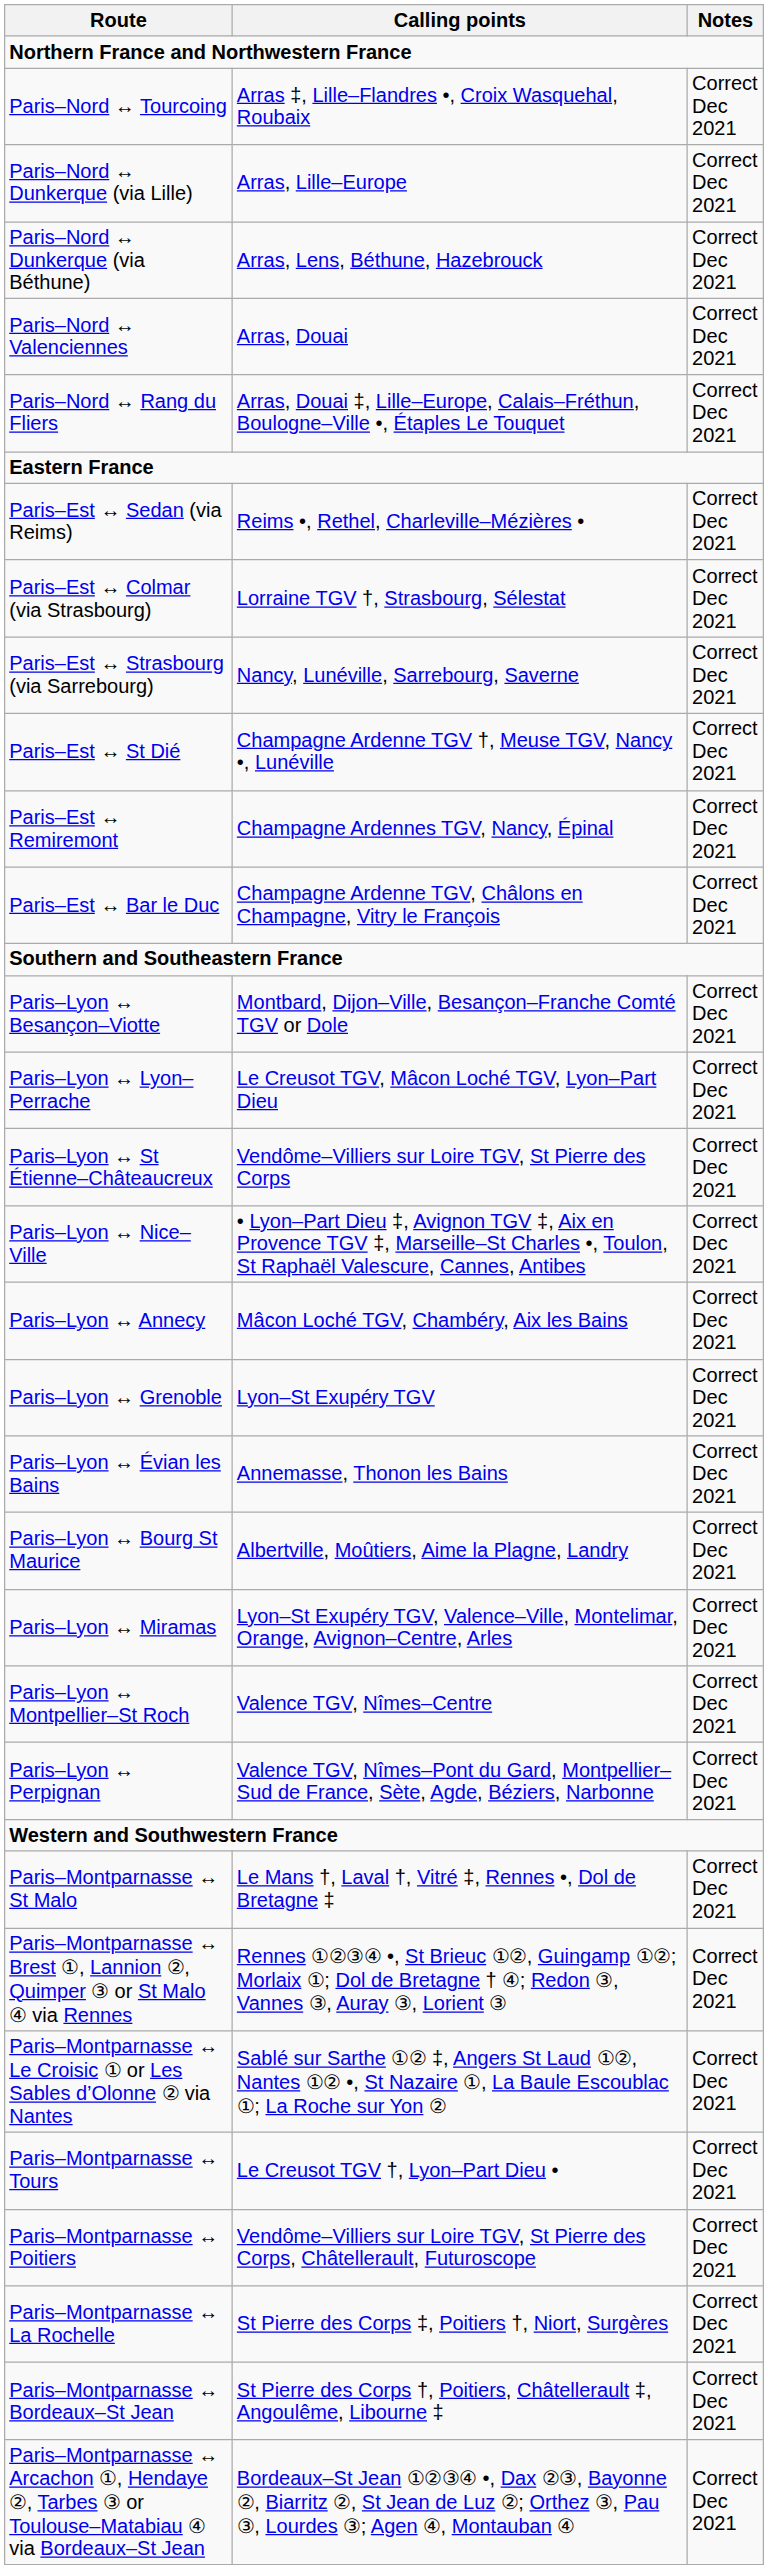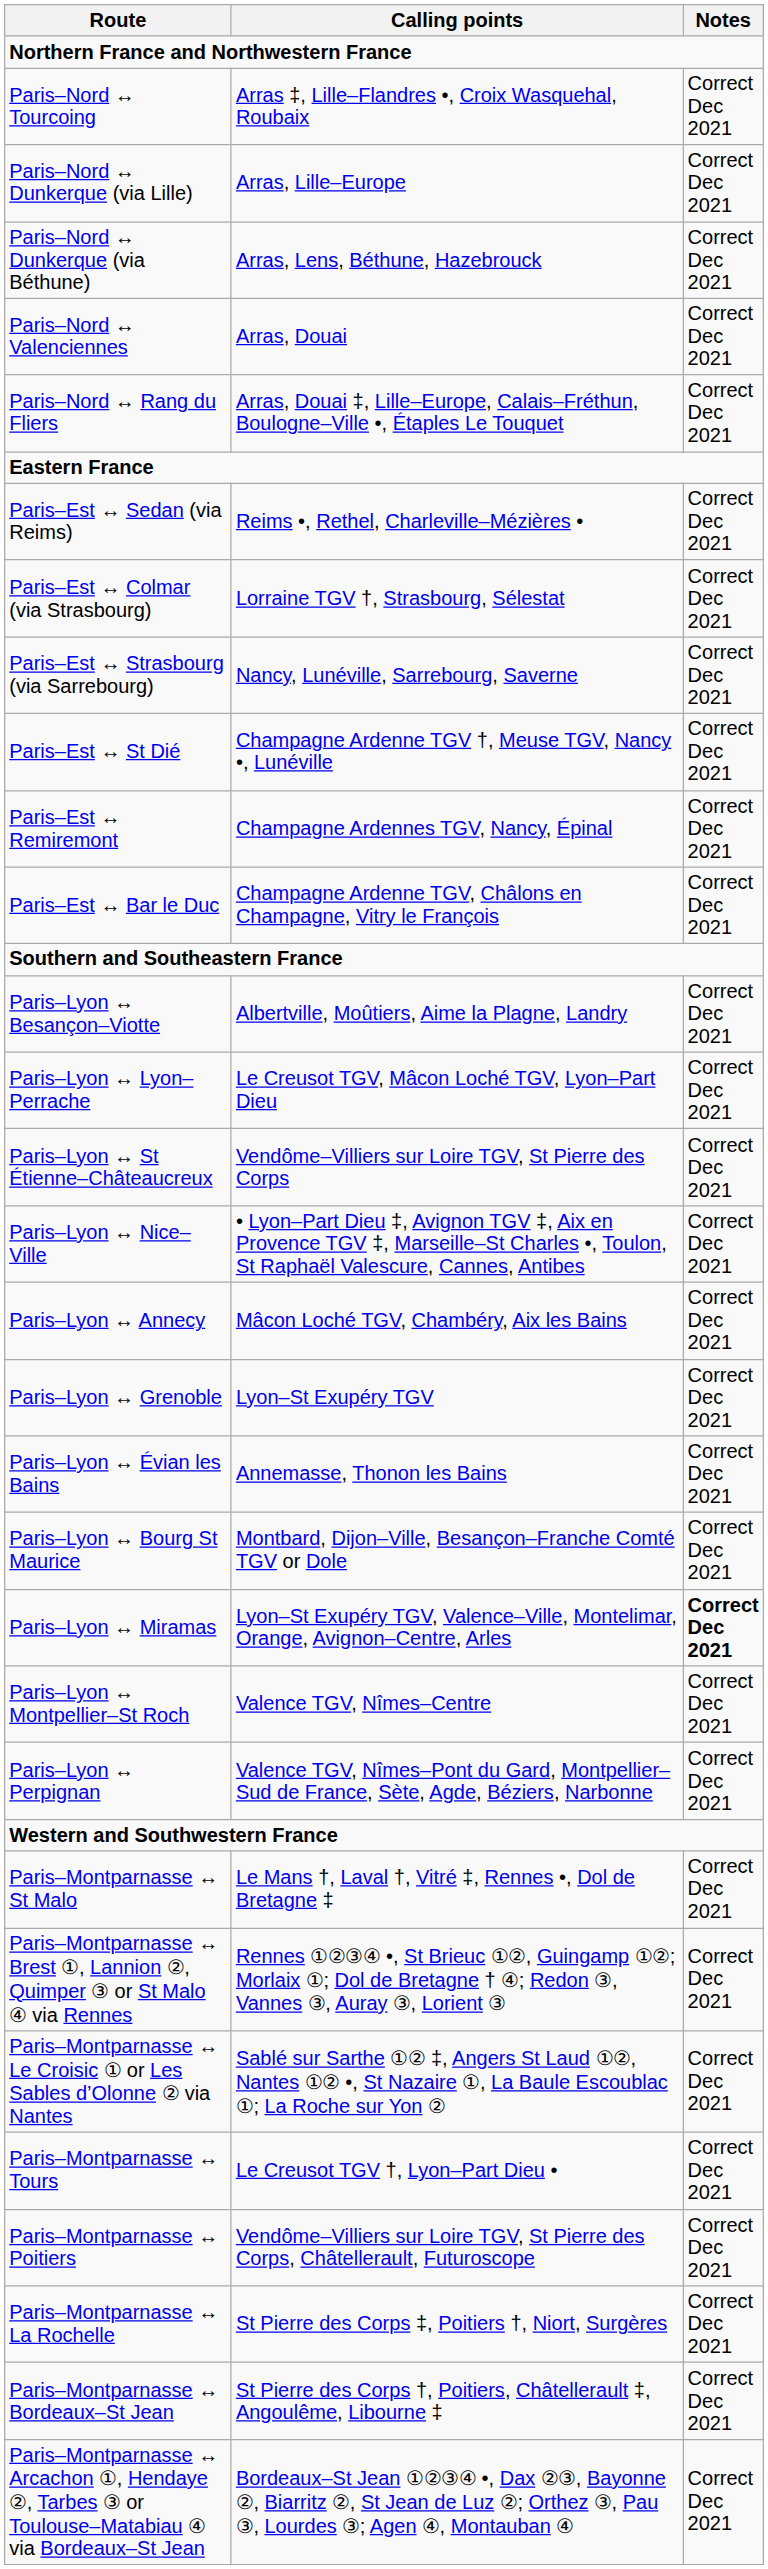(456, 1013) Montbard, Dijon–Ville, Besançon–Franche Comté TGV or Dole -> (432, 1013) Albertville, Moûtiers, Aime la Plagne, Landry
(433, 1550) Albertville, Moûtiers, Aime la Plagne, Landry -> (455, 1550) Montbard, Dijon–Ville, Besançon–Franche Comté TGV or Dole
(725, 1627) normal -> (723, 1627) bold
